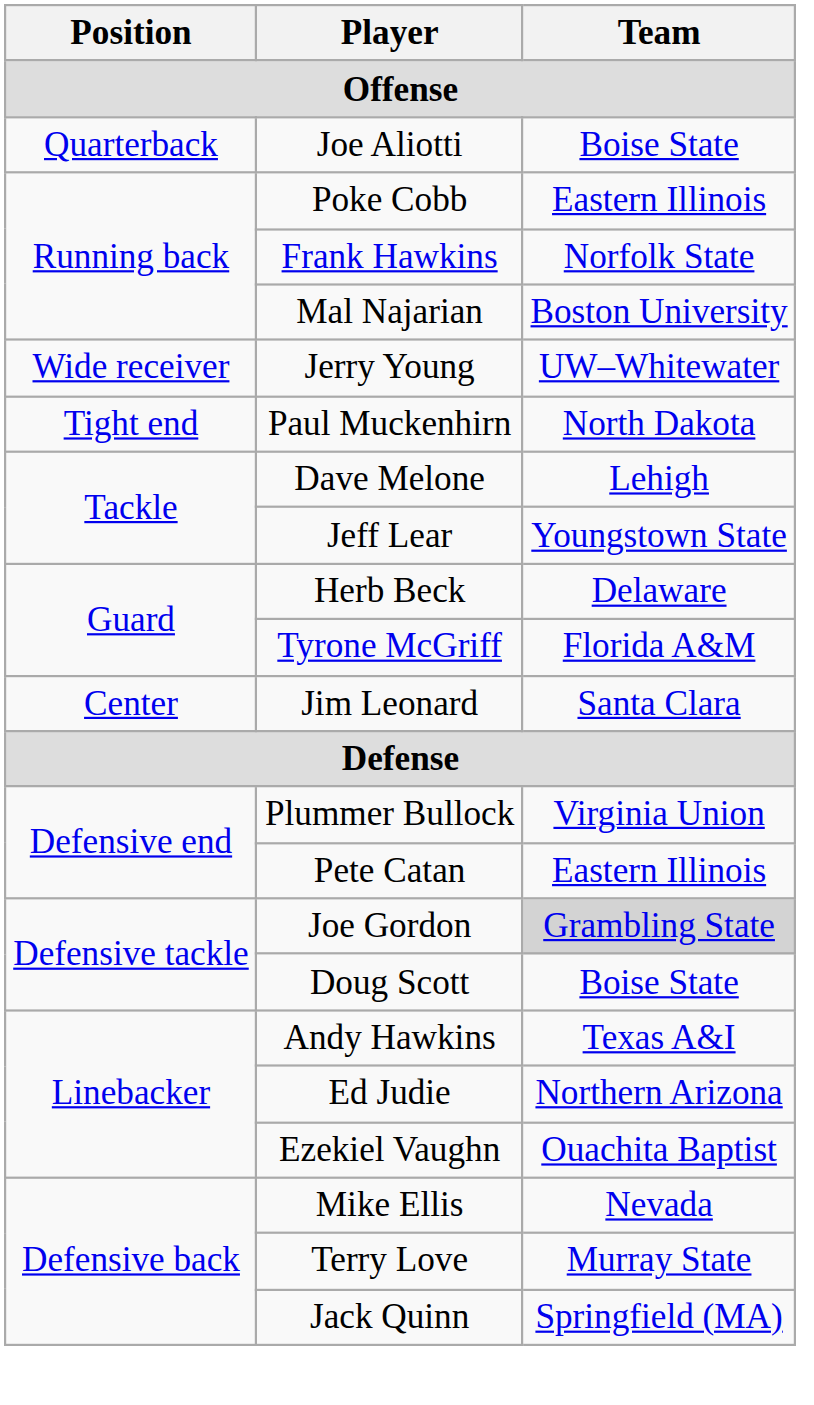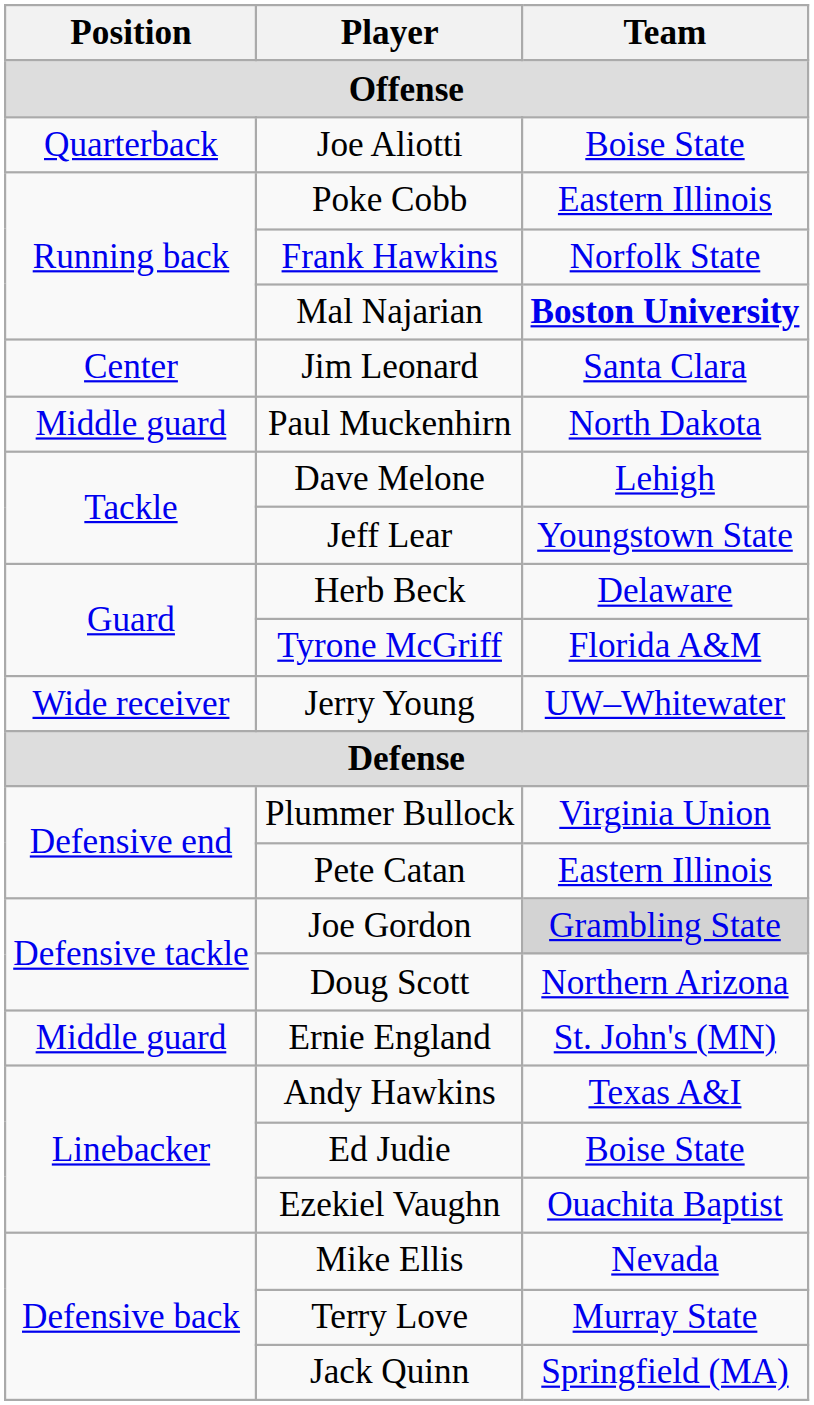(659, 311) normal -> (665, 311) bold
rows swapped: (390, 367) <-> (390, 702)
(131, 423) Tight end -> (131, 423) Middle guard
(659, 981) Boise State -> (665, 981) Northern Arizona
+ row: (390, 1037)
(659, 1093) Northern Arizona -> (665, 1148) Boise State
